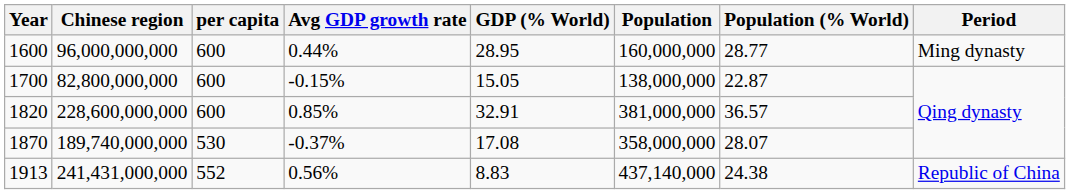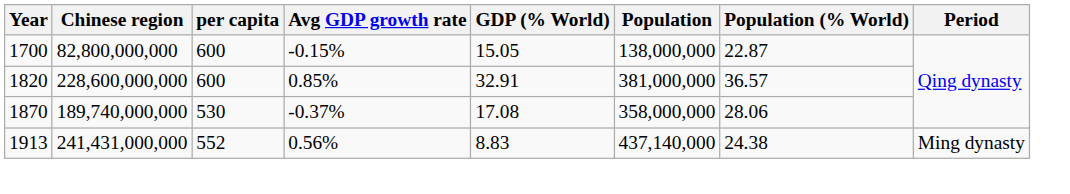- row: (28, 50)
(746, 142) 28.07 -> (746, 111) 28.06
(989, 173) Republic of China -> (971, 142) Ming dynasty
